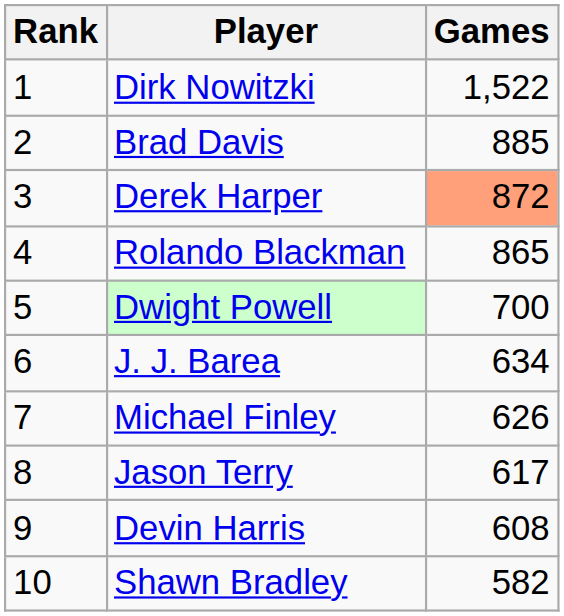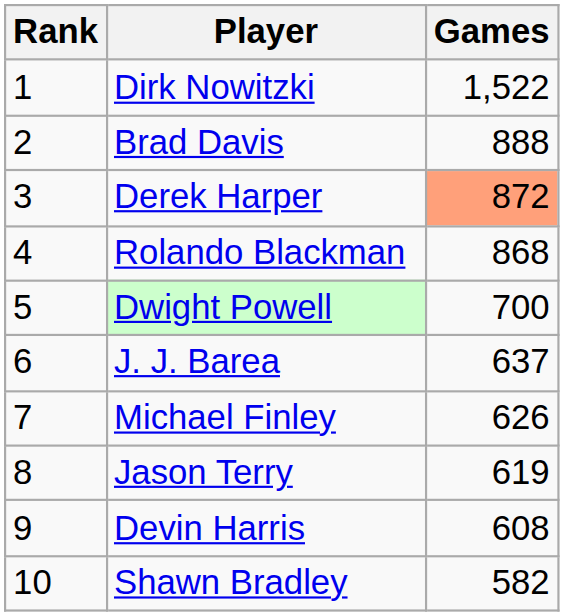(521, 142) 885 -> (521, 142) 888
(521, 252) 865 -> (521, 252) 868
(521, 362) 634 -> (521, 362) 637
(521, 472) 617 -> (521, 472) 619
